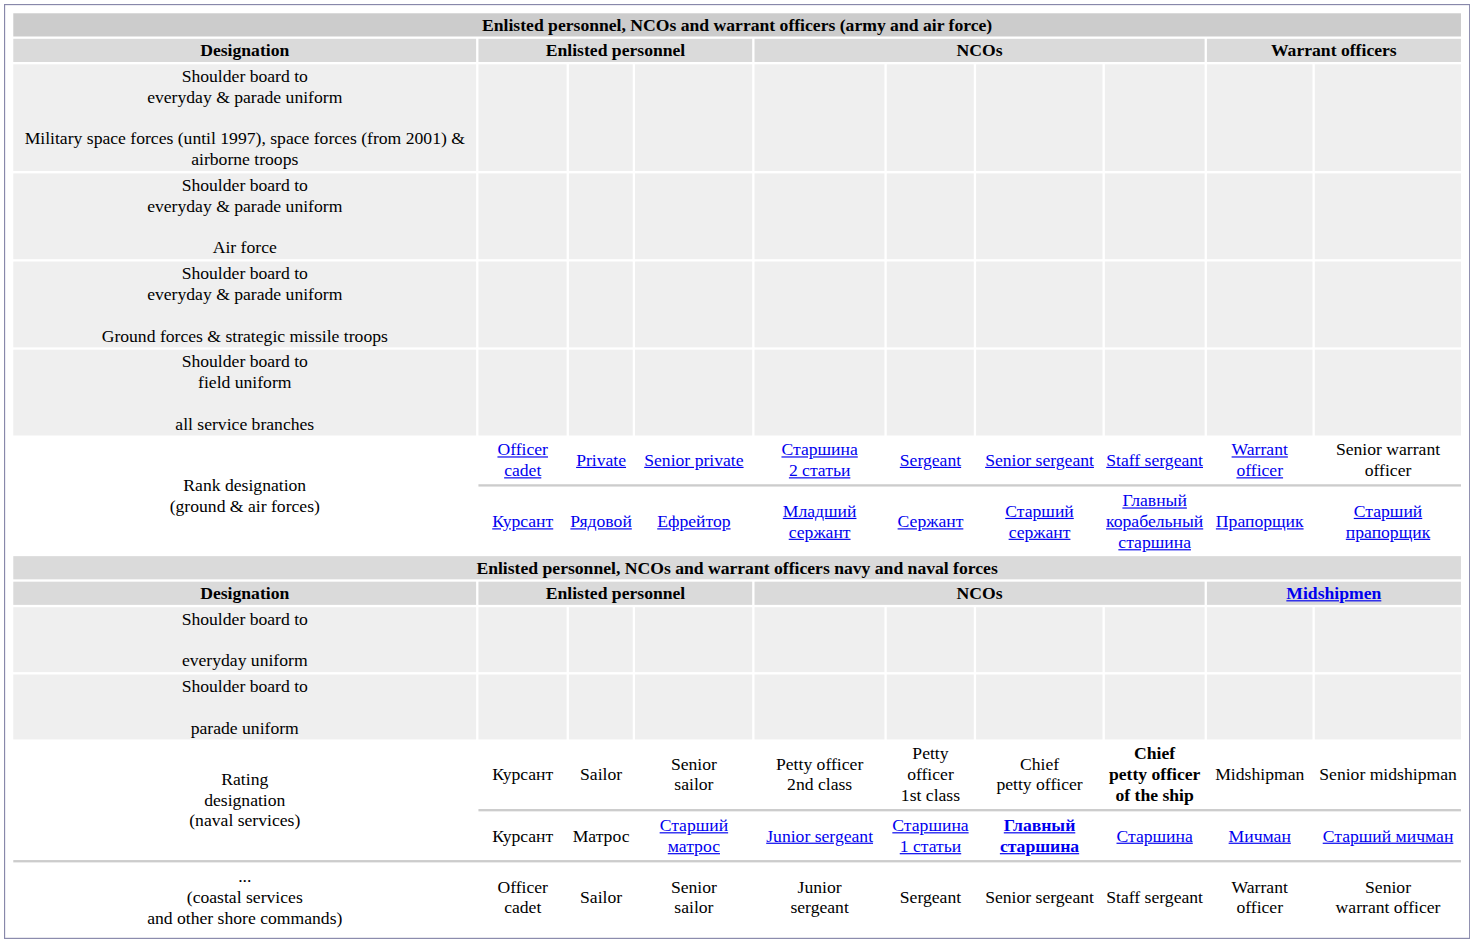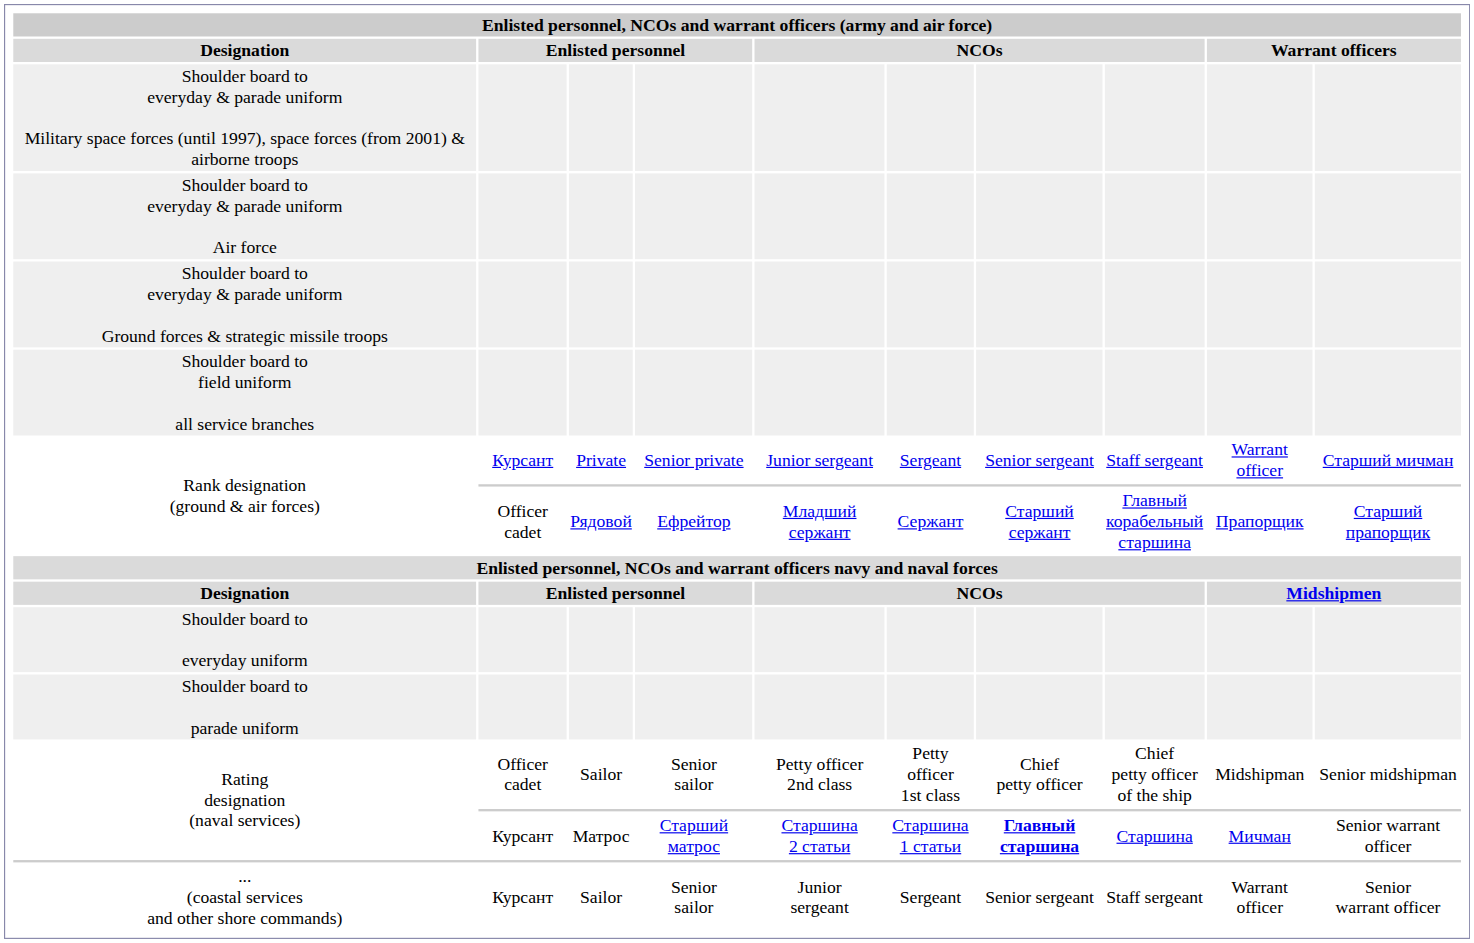(523, 459) Officer cadet -> (523, 459) Курсант
(820, 459) Старшина 2 статьи -> (820, 459) Junior sergeant
(1388, 459) Senior warrant officer -> (1388, 459) Старший мичман
(523, 521) Курсант -> (523, 521) Officer cadet
(523, 774) Курсант -> (523, 774) Officer cadet
(1155, 774) bold -> (1155, 774) normal
(820, 835) Junior sergeant -> (820, 835) Старшина 2 статьи
(1388, 835) Старший мичман -> (1388, 835) Senior warrant officer
(523, 897) Officer cadet -> (523, 897) Курсант
